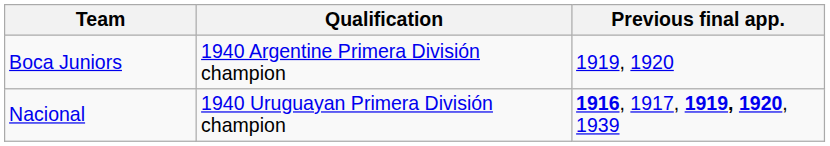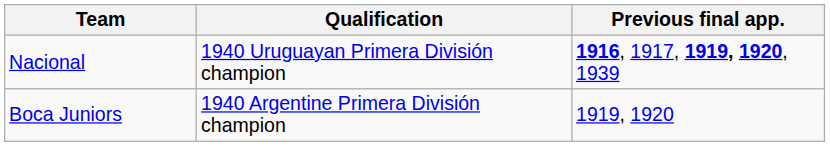rows swapped: (47, 114) <-> (66, 61)
